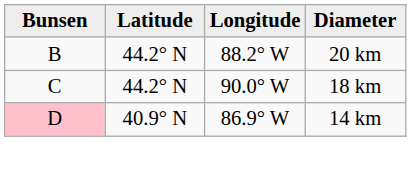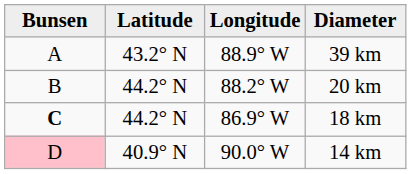+ row: (355, 53)
(55, 86) normal -> (55, 119) bold
(255, 86) 90.0° W -> (255, 119) 86.9° W
(255, 119) 86.9° W -> (255, 151) 90.0° W
